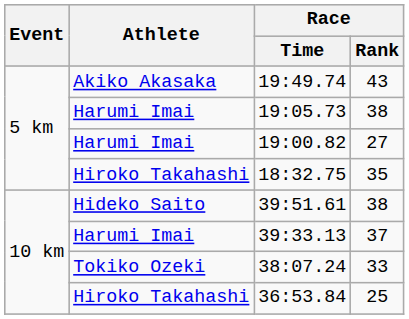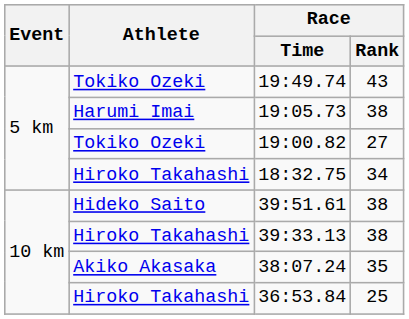(145, 82) Akiko Akasaka -> (139, 82) Tokiko Ozeki
(134, 143) Harumi Imai -> (139, 143) Tokiko Ozeki
(377, 174) 35 -> (377, 174) 34
(134, 236) Harumi Imai -> (161, 236) Hiroko Takahashi
(377, 236) 37 -> (377, 236) 38
(139, 267) Tokiko Ozeki -> (145, 267) Akiko Akasaka
(377, 267) 33 -> (377, 267) 35
